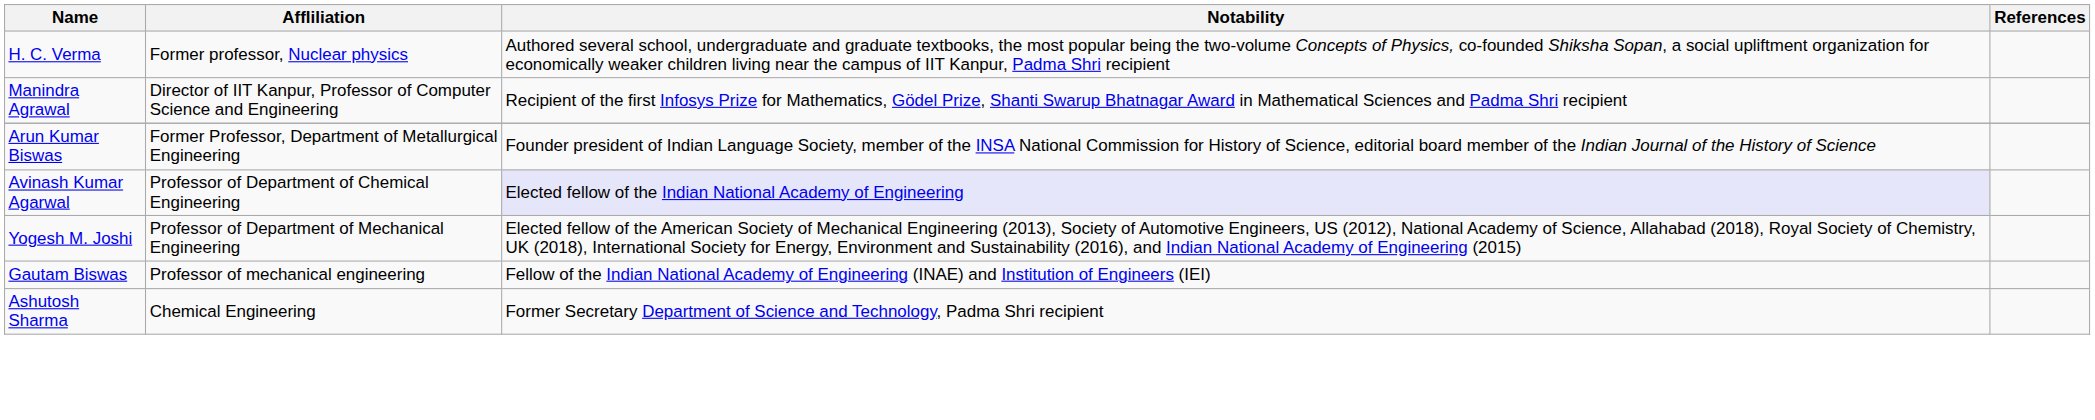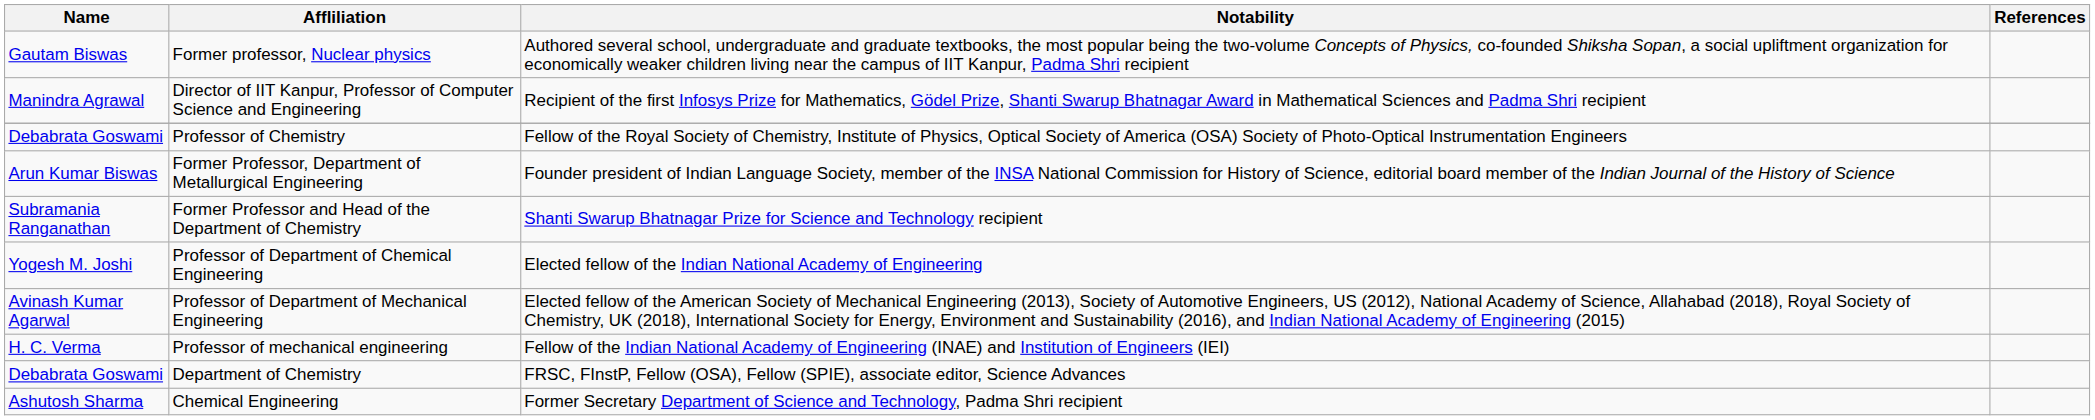(55, 54) H. C. Verma -> (68, 54) Gautam Biswas
+ row: (259, 136)
+ row: (301, 219)
(66, 192) Avinash Kumar Agarwal -> (70, 265) Yogesh M. Joshi
(735, 192) lavender background -> (753, 265) no background
(70, 238) Yogesh M. Joshi -> (66, 311) Avinash Kumar Agarwal
(68, 274) Gautam Biswas -> (55, 347) H. C. Verma
+ row: (267, 374)
